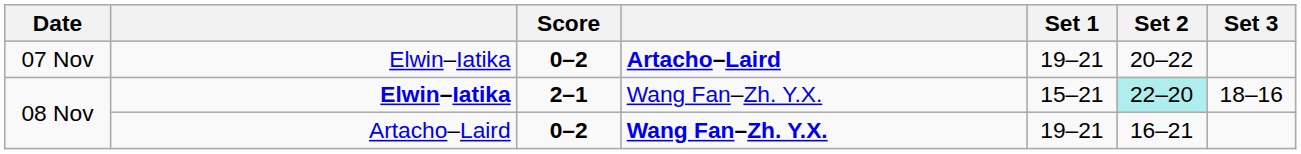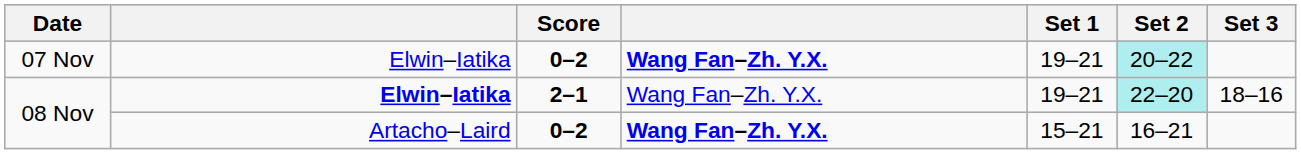(704, 59) Artacho–Laird -> (727, 59) Wang Fan–Zh. Y.X.
(1162, 59) no background -> (1162, 59) paleturquoise background
(1072, 95) 15–21 -> (1072, 95) 19–21
(1072, 131) 19–21 -> (1072, 131) 15–21
